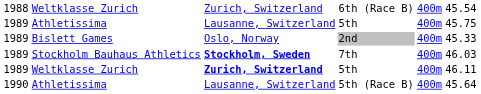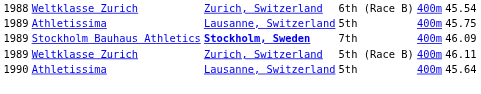- row: (16, 39)
(461, 54) 46.03 -> (461, 39) 46.09
(263, 69) bold -> (263, 54) normal
(348, 69) 5th -> (376, 54) 5th (Race B)
(376, 84) 5th (Race B) -> (348, 69) 5th
